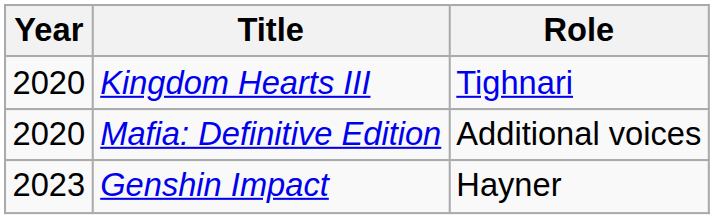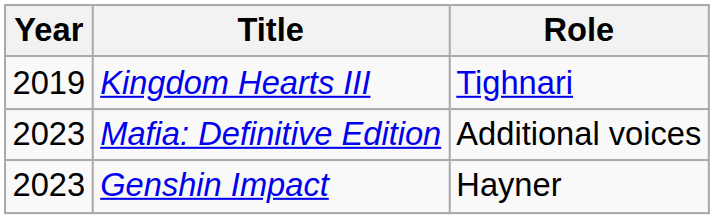(49, 82) 2020 -> (49, 82) 2019
(49, 133) 2020 -> (49, 133) 2023
